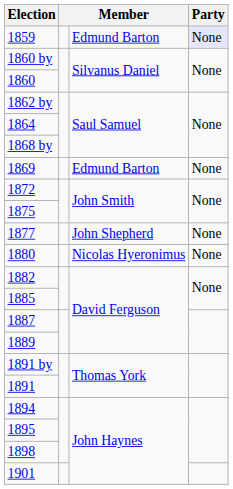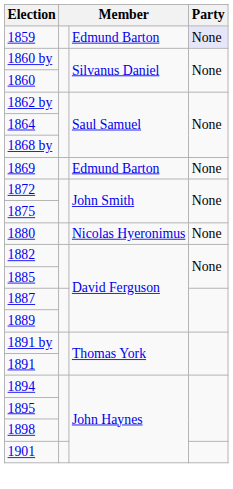- row: (21, 233)
